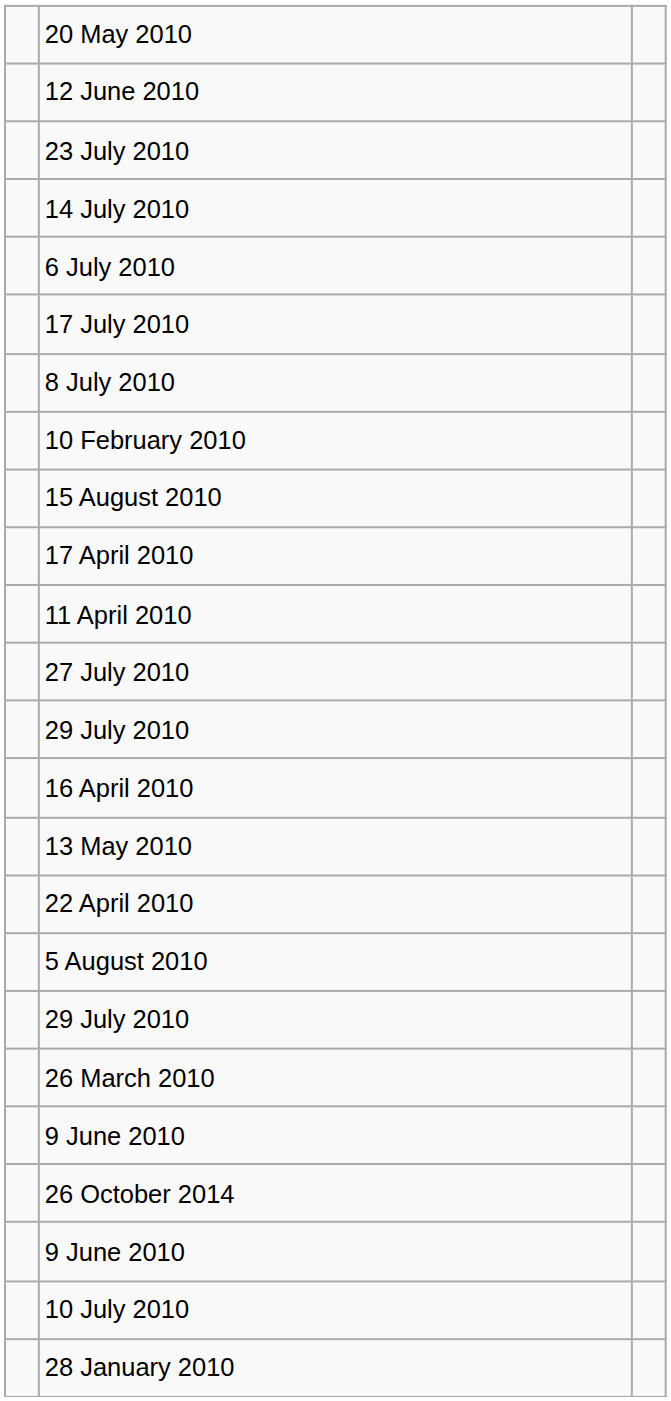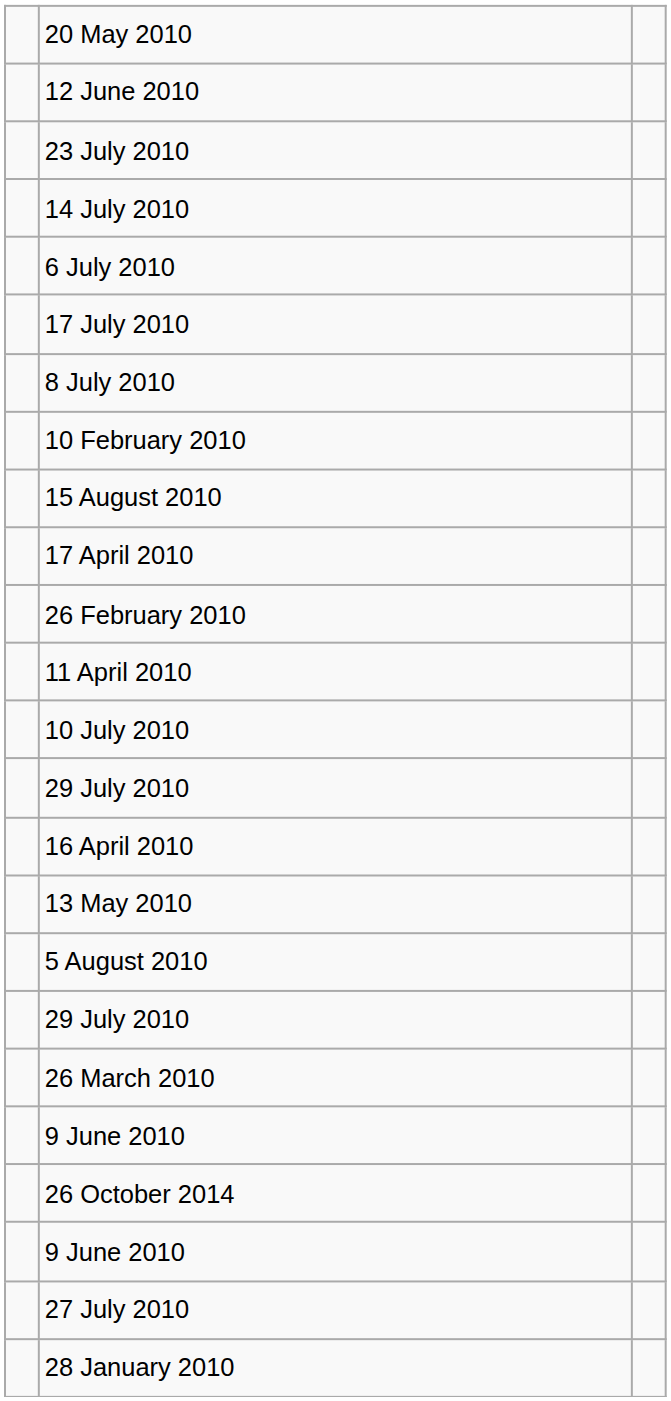+ row: (22, 614)
rows swapped: (22, 672) <-> (22, 1310)
- row: (22, 904)
